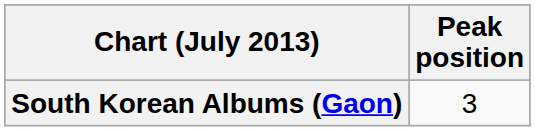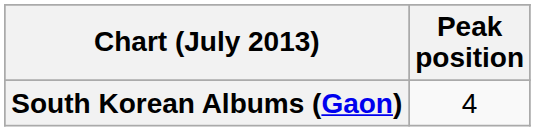(470, 102) 3 -> (470, 102) 4
